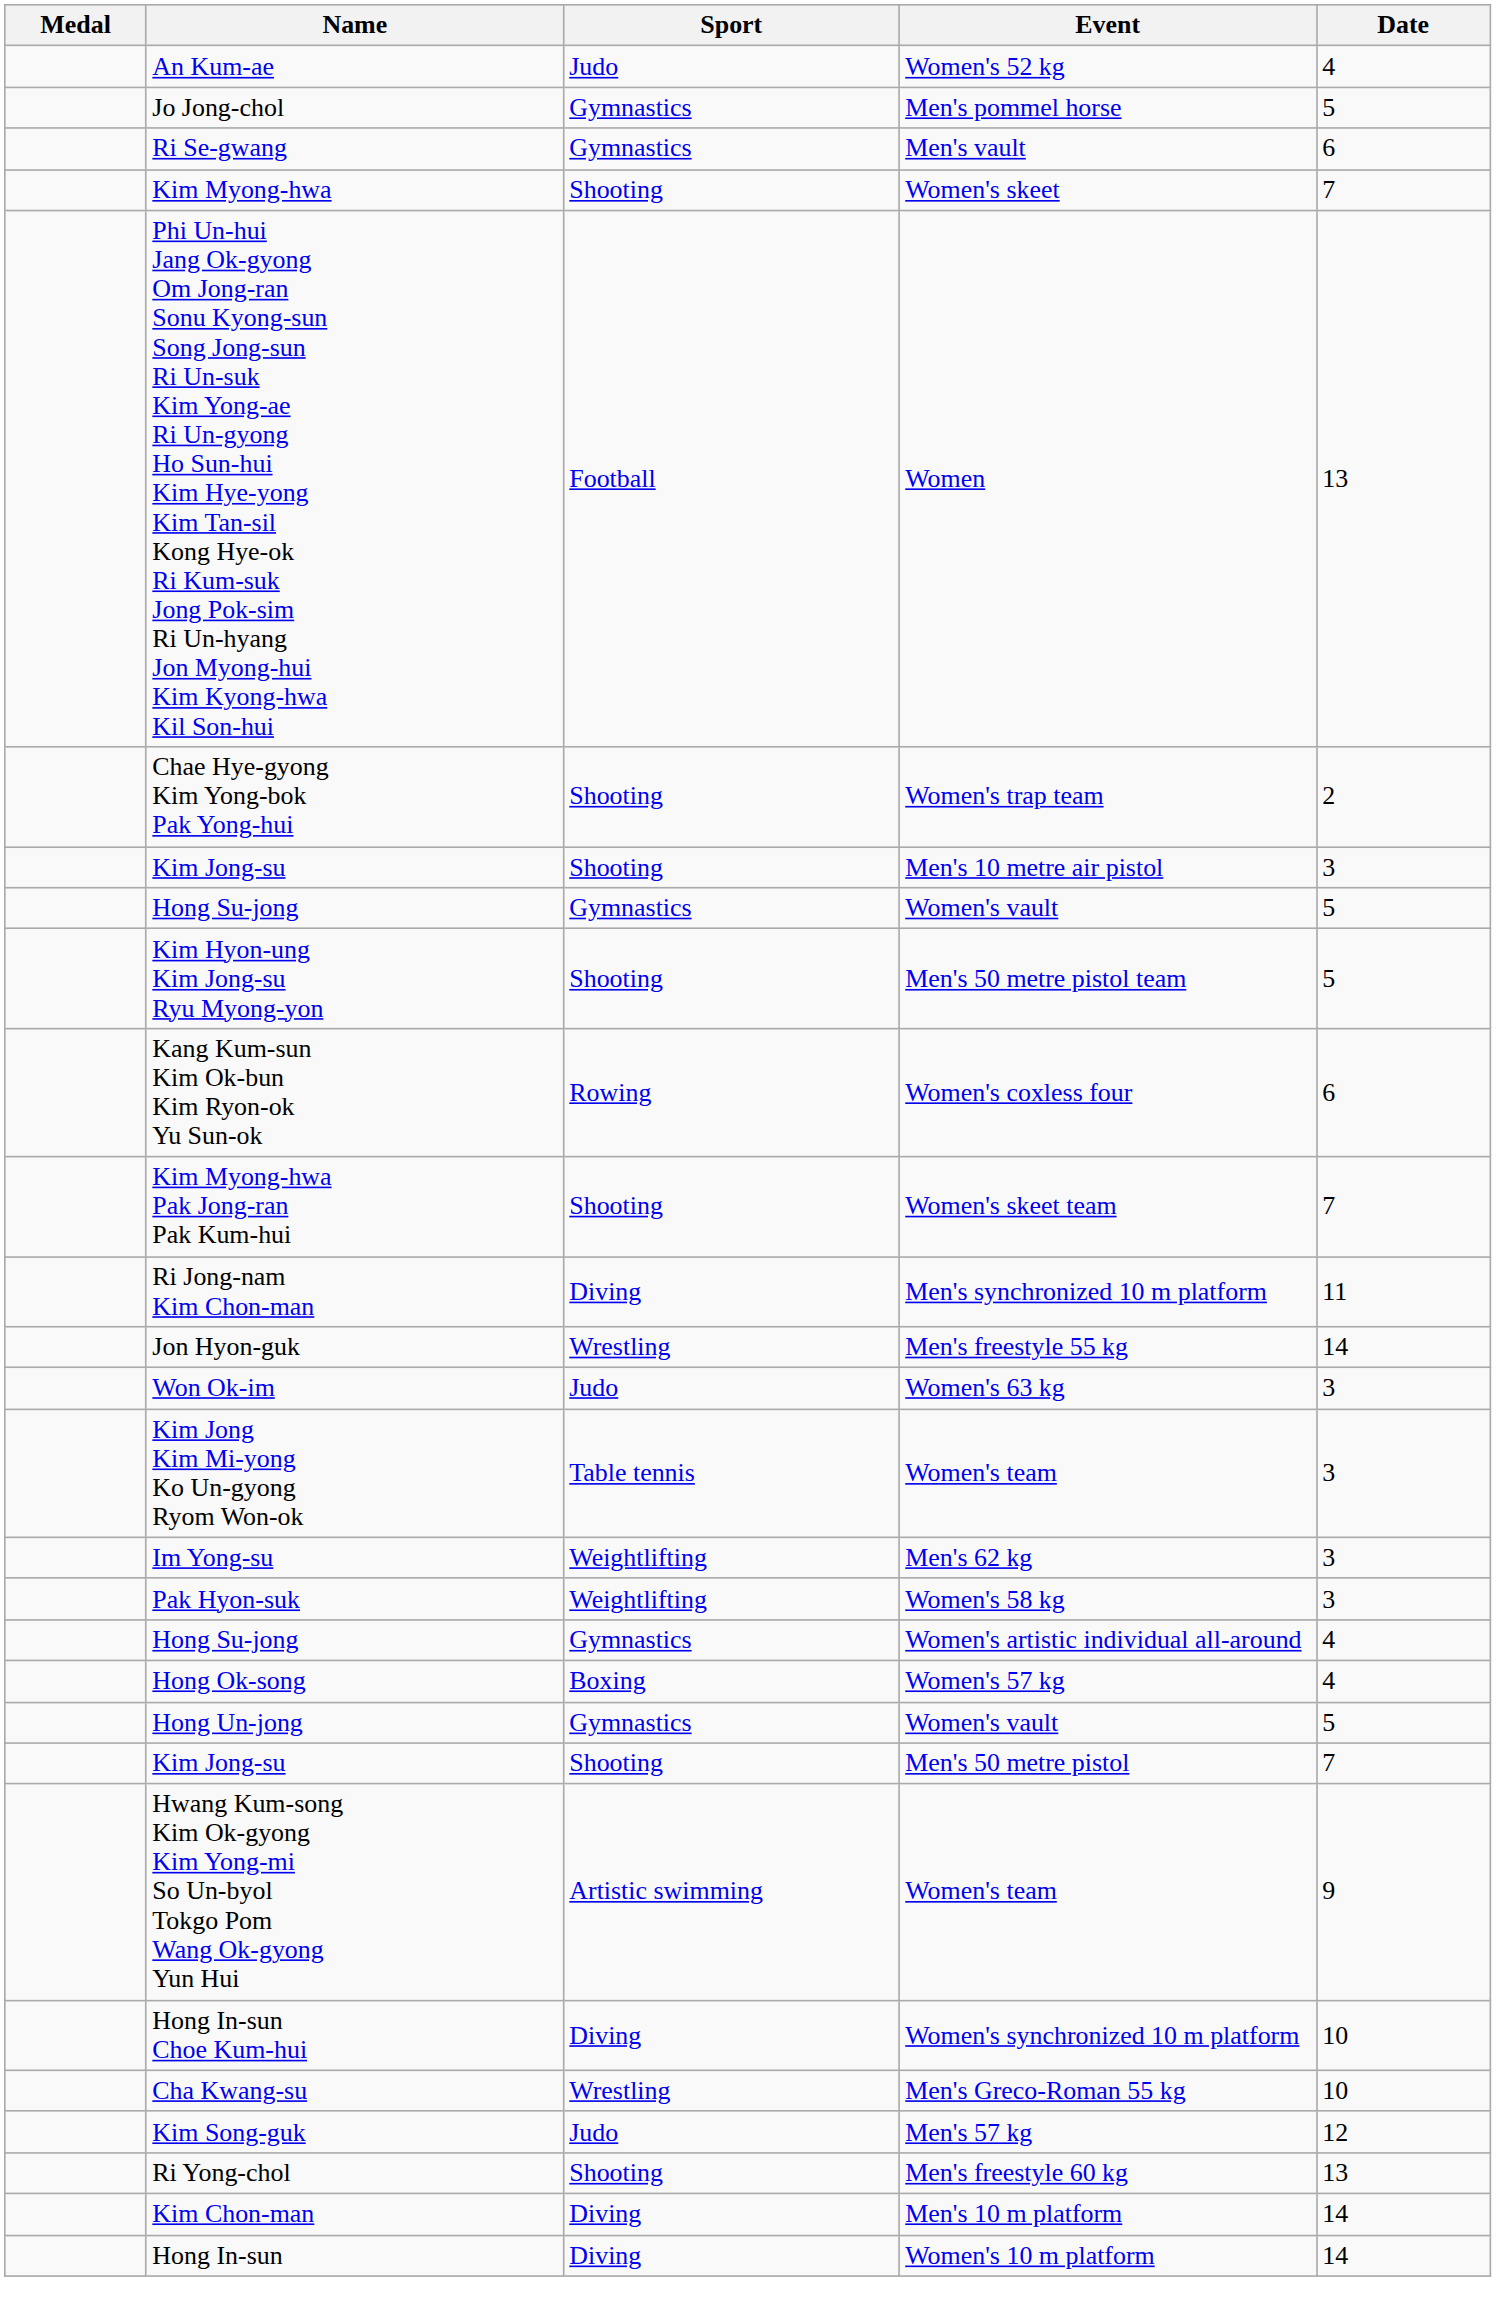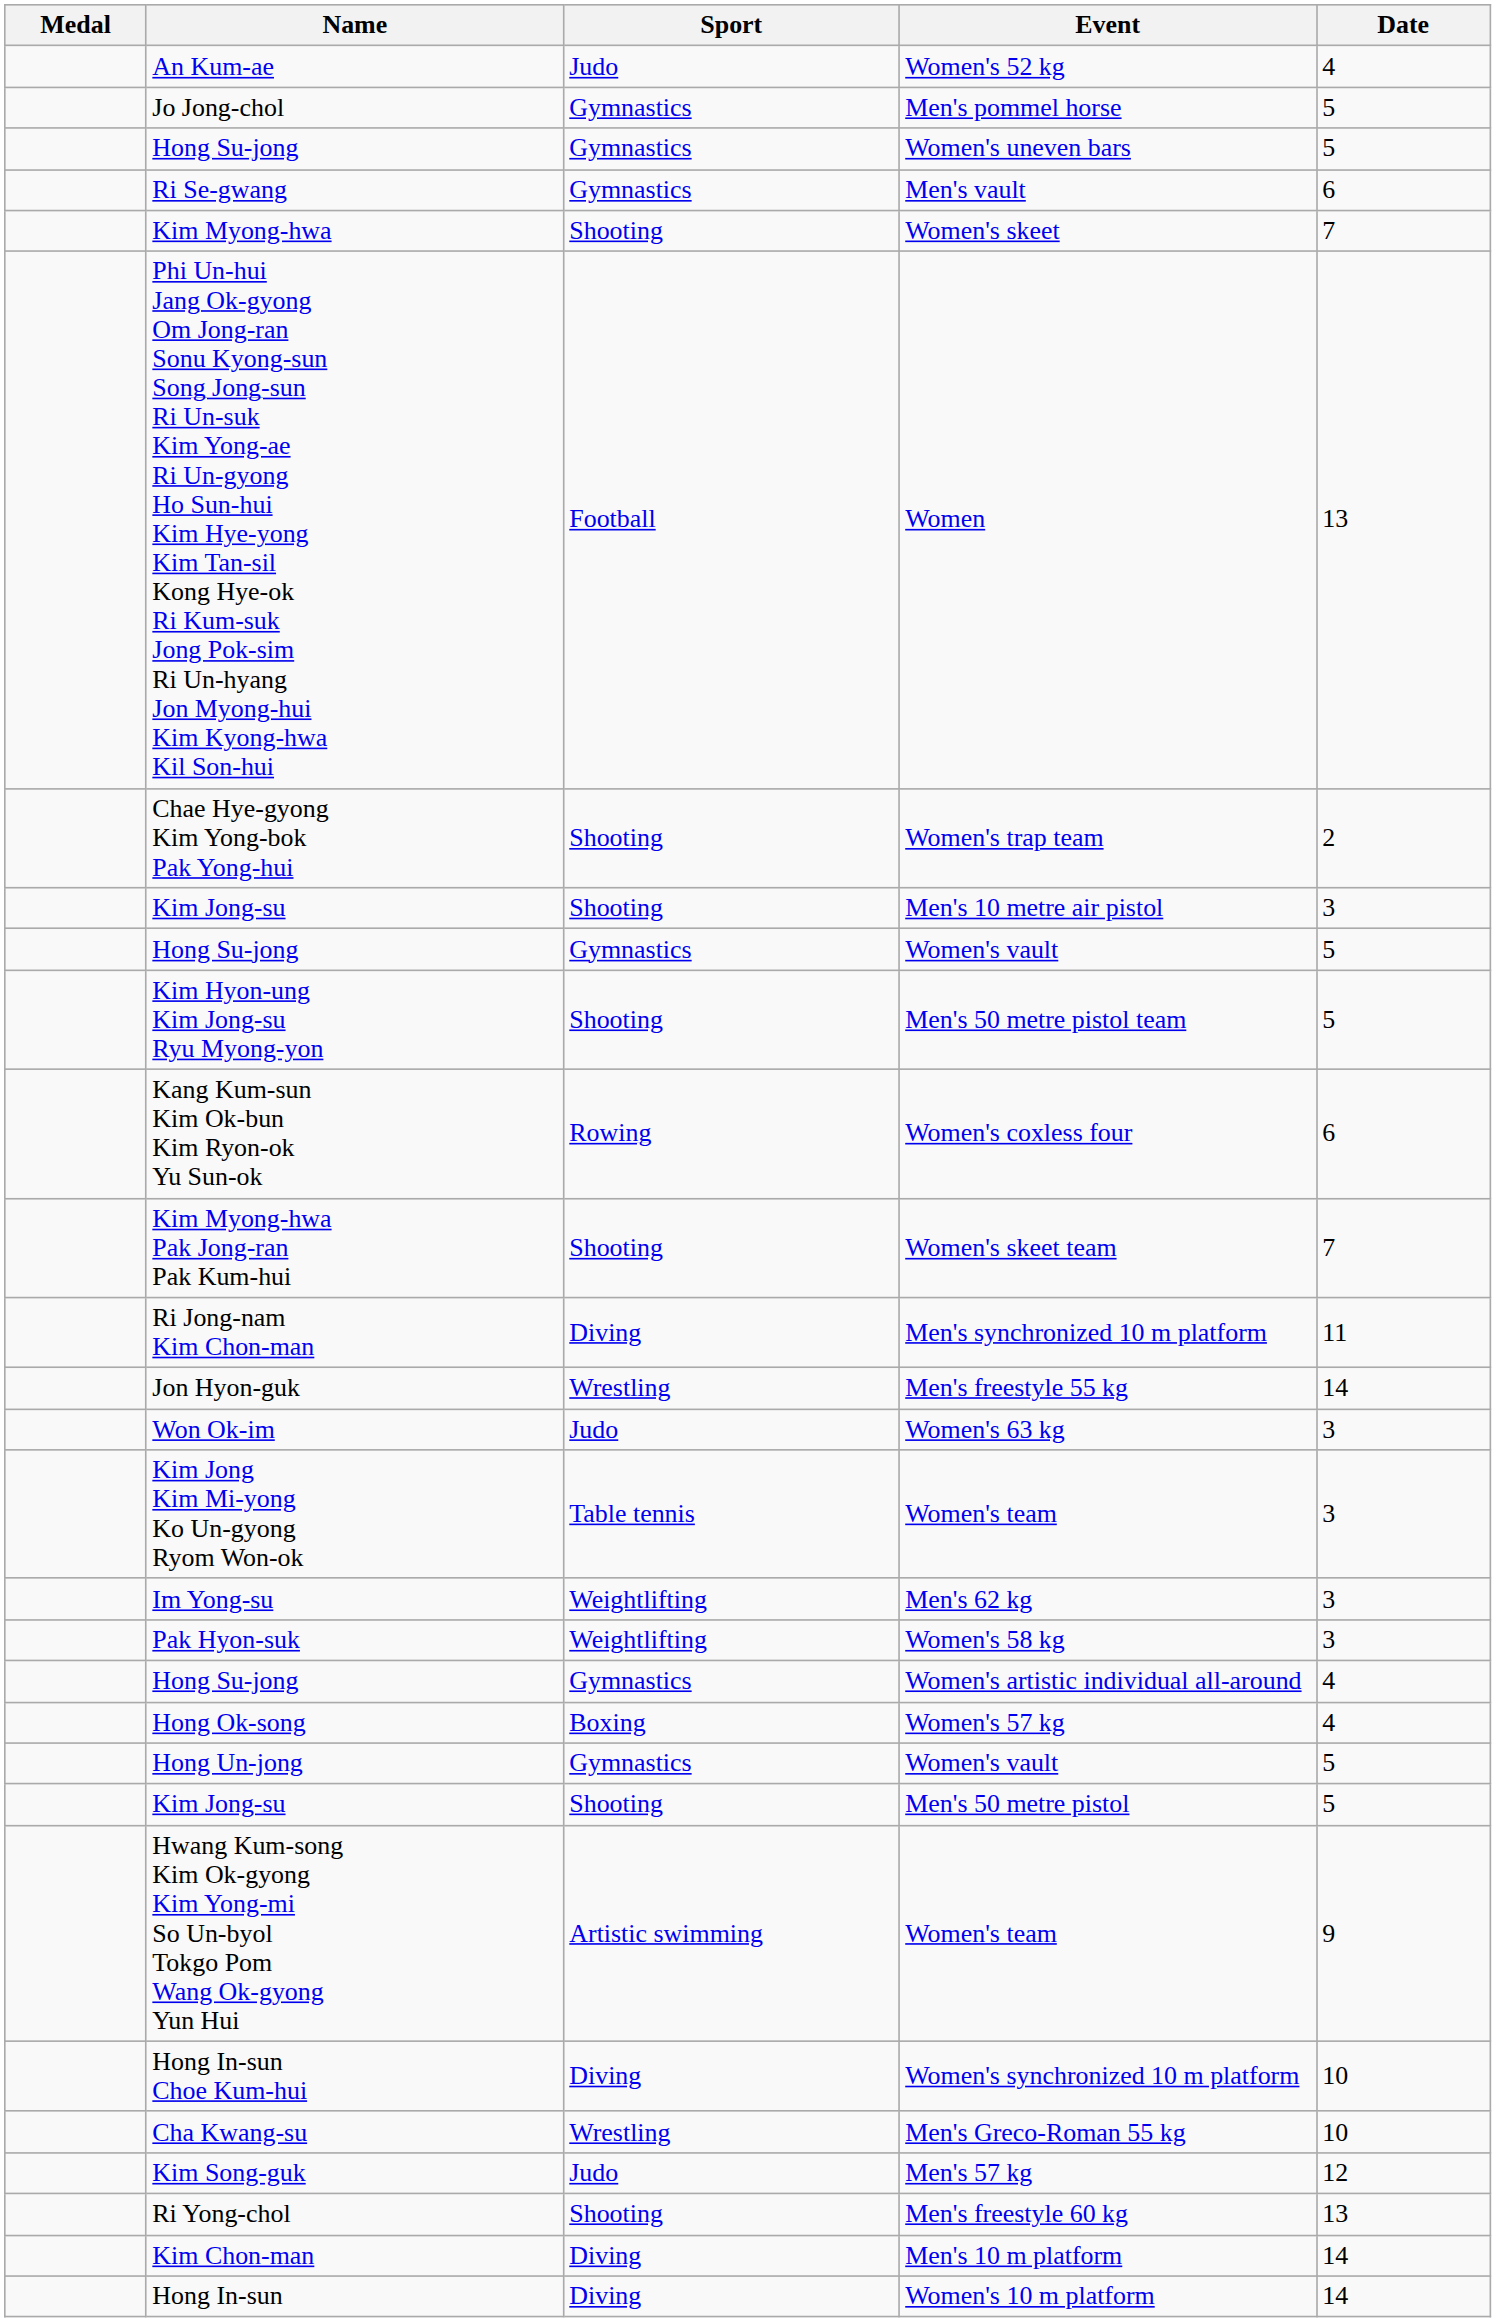+ row: (225, 148)
(1329, 1763) 7 -> (1329, 1804) 5
